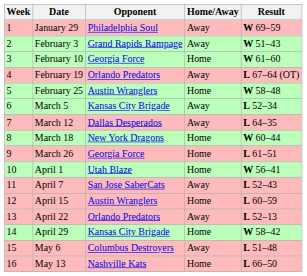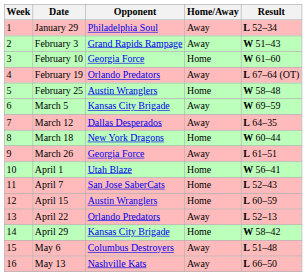(262, 28) W 69–59 -> (260, 28) L 52–34
(260, 106) L 52–34 -> (262, 106) W 69–59
(199, 153) Home -> (198, 153) Away
(198, 185) Away -> (199, 185) Home
(199, 264) Home -> (198, 264) Away
